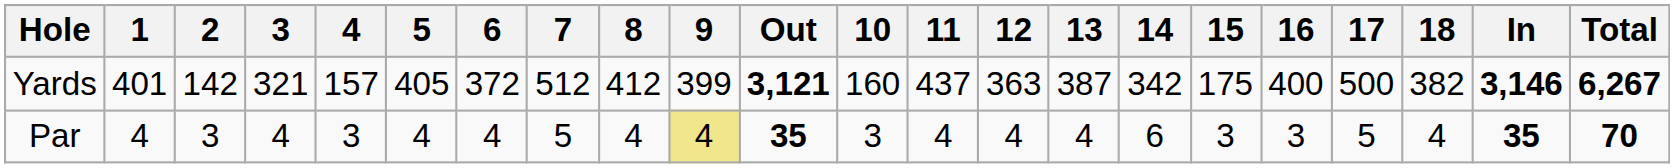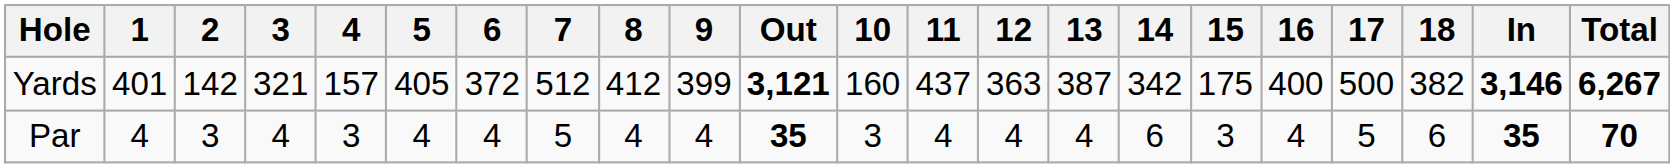(704, 135) khaki background -> (704, 135) no background
(1296, 135) 3 -> (1296, 135) 4
(1437, 135) 4 -> (1437, 135) 6
